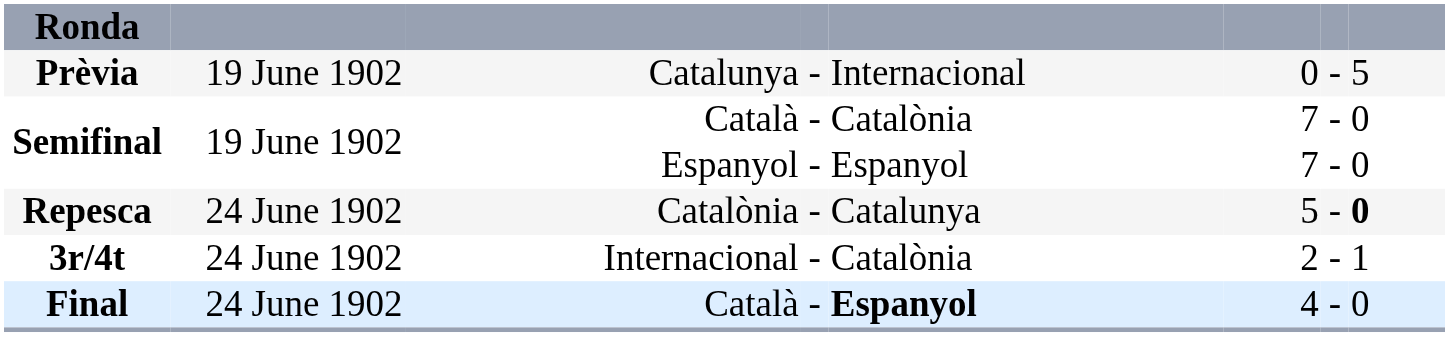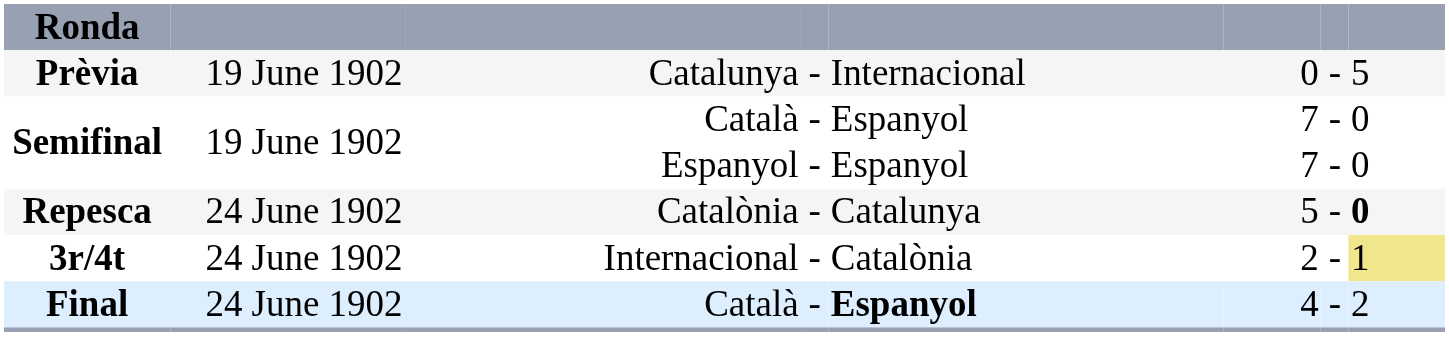(902, 118) Catalònia -> (900, 118) Espanyol
(1360, 257) no background -> (1360, 257) khaki background
(1360, 303) 0 -> (1360, 303) 2
